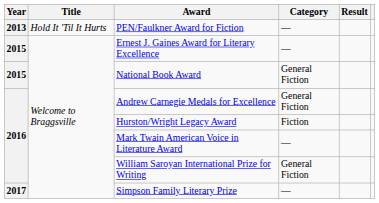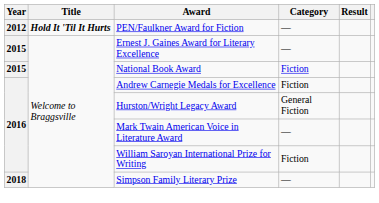(16, 27) 2013 -> (16, 27) 2012
(68, 27) normal -> (71, 27) bold
(297, 75) General Fiction -> (295, 69) Fiction
(297, 101) General Fiction -> (295, 85) Fiction
(295, 122) Fiction -> (297, 106) General Fiction
(297, 170) General Fiction -> (295, 159) Fiction
(16, 190) 2017 -> (16, 179) 2018
